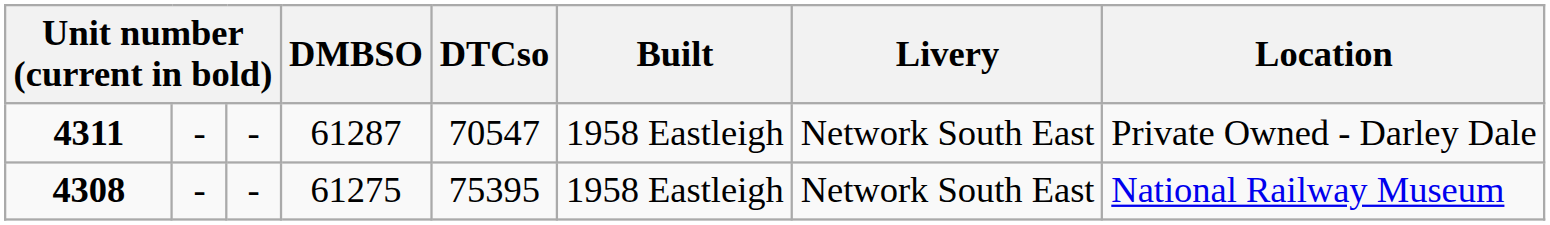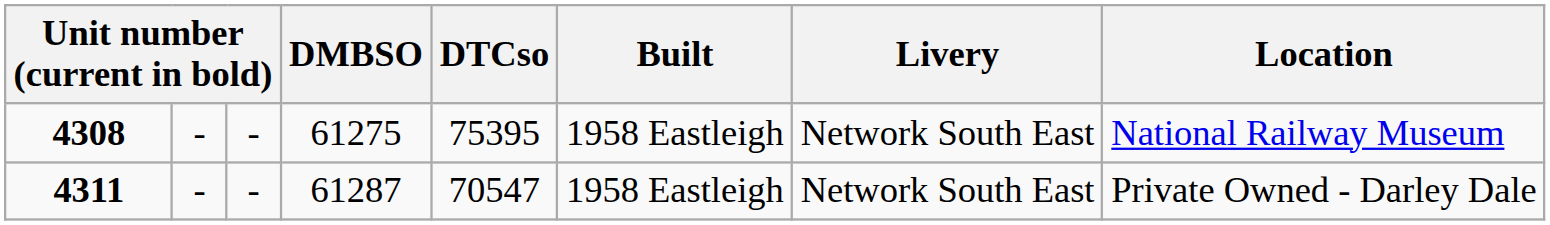rows swapped: (89, 190) <-> (89, 132)
